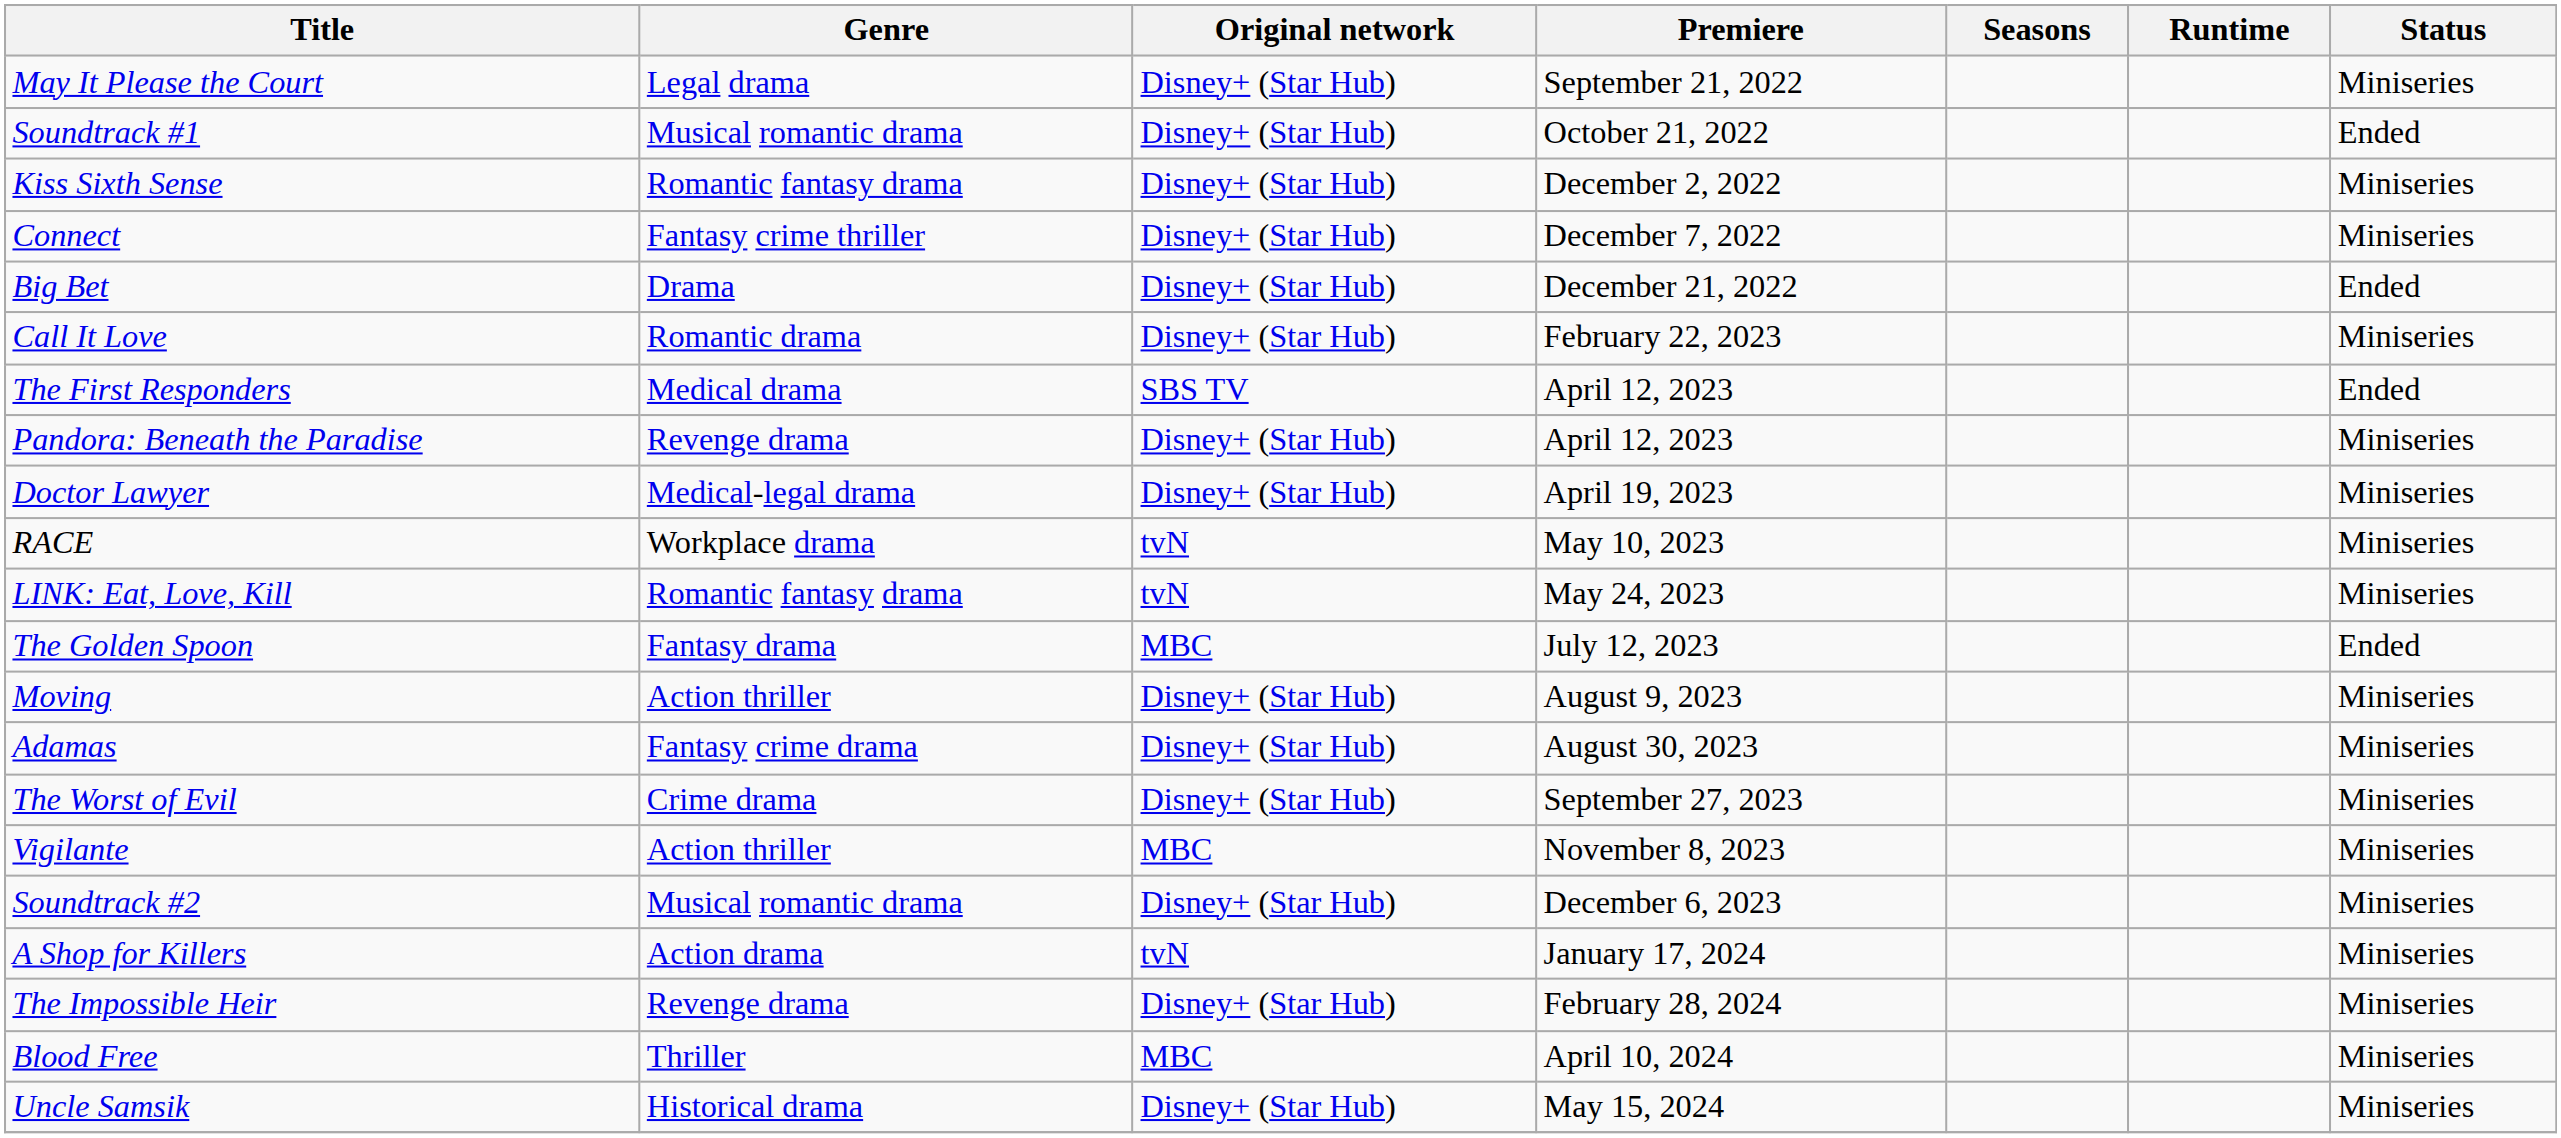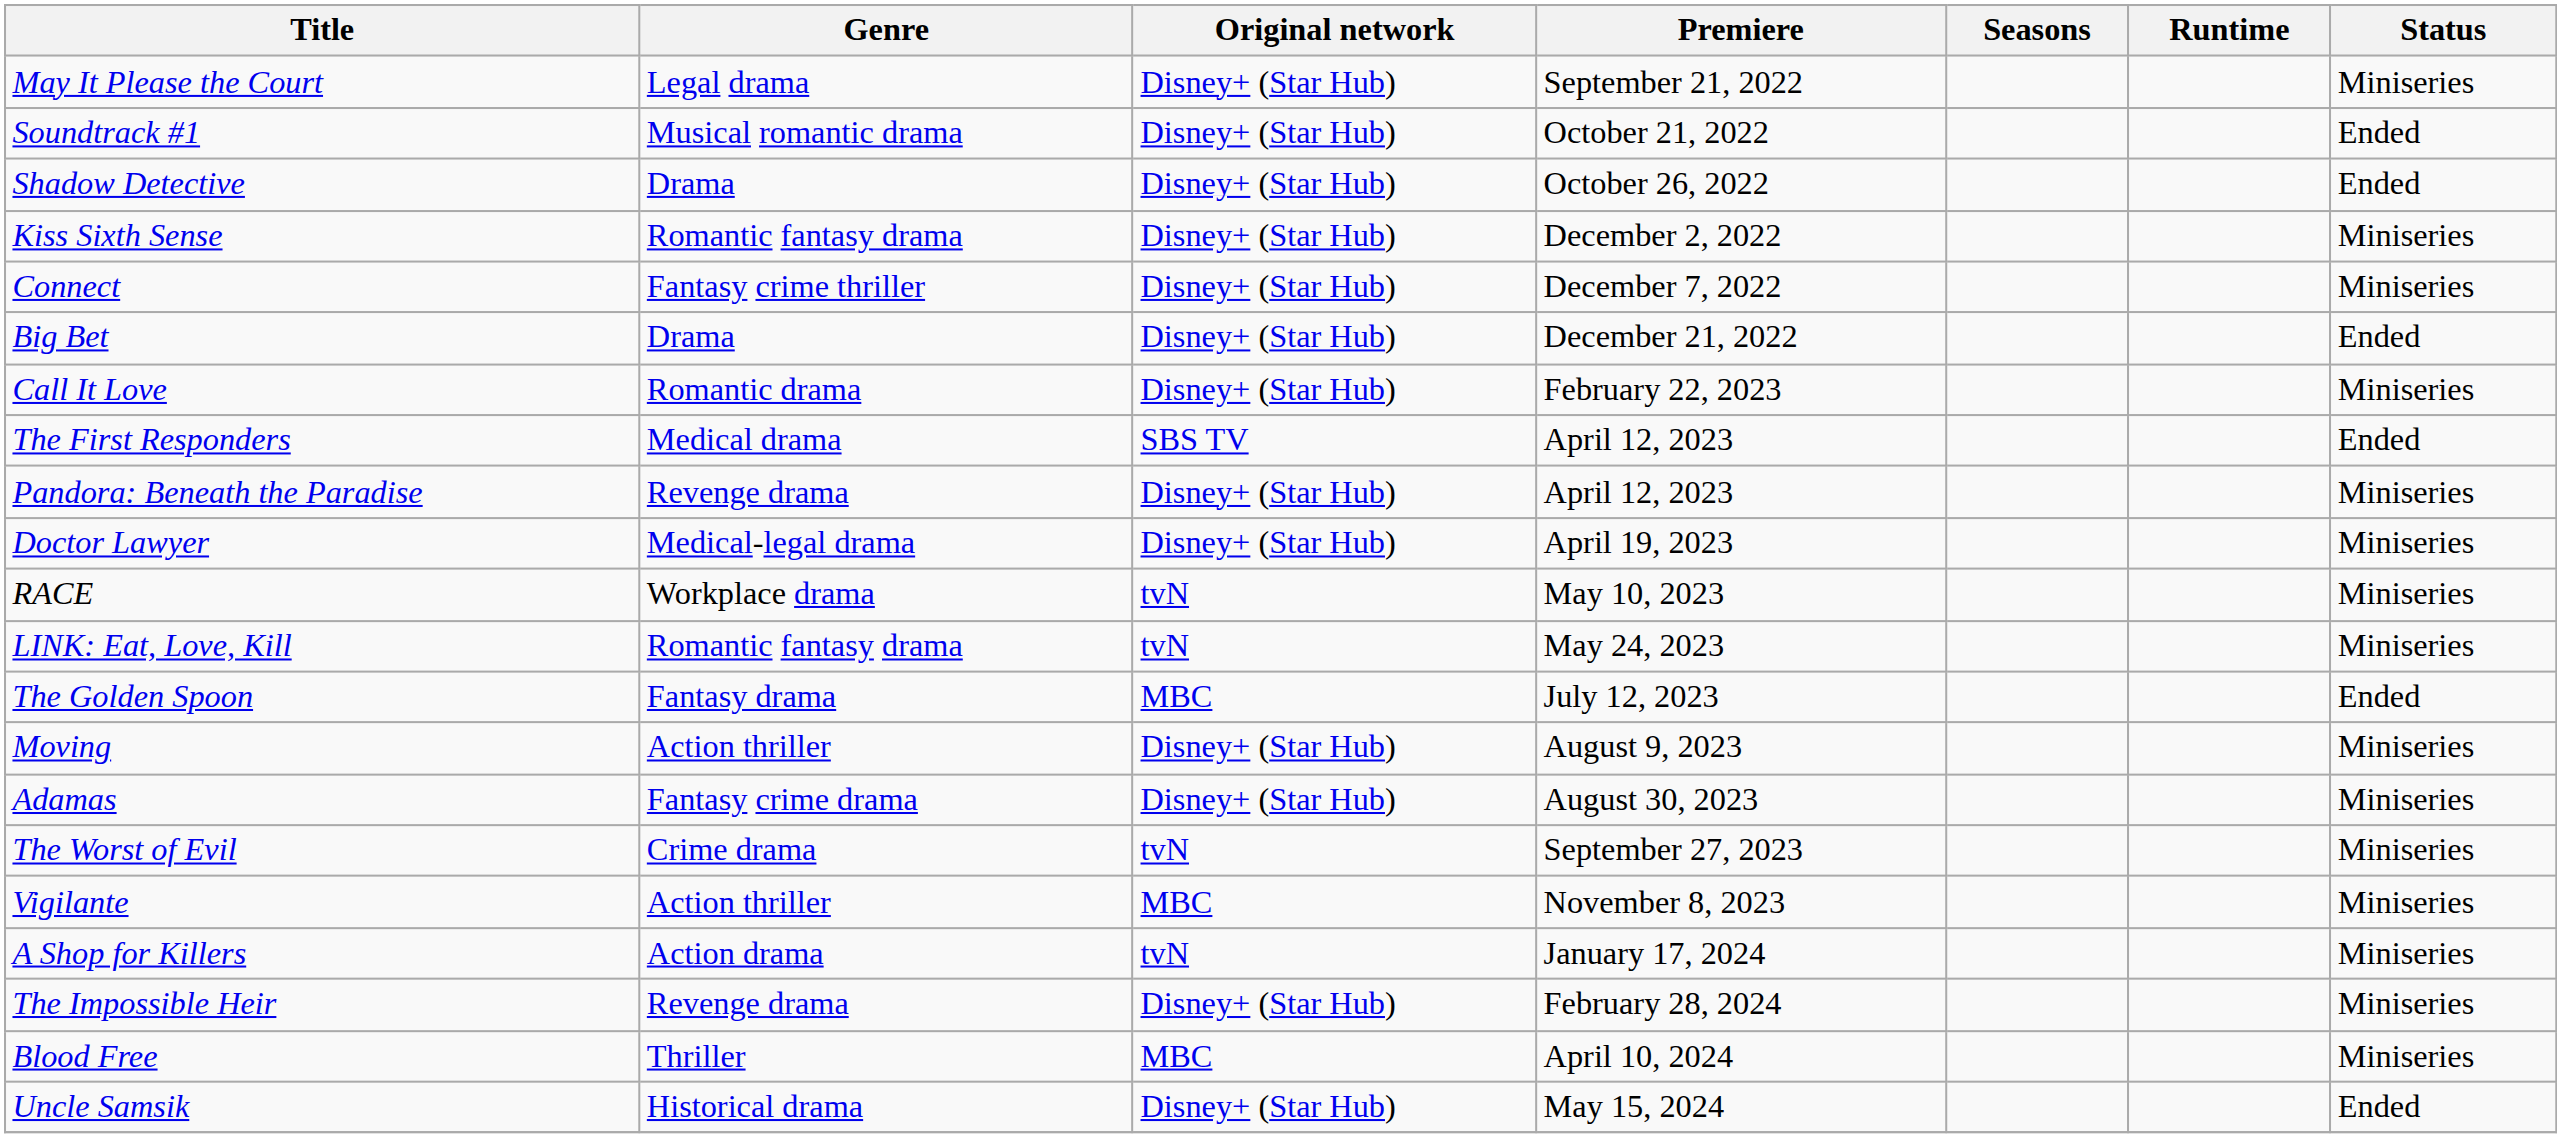+ row: (129, 183)
(1268, 798) Disney+ (Star Hub) -> (1165, 850) tvN
- row: (106, 901)
(2406, 1106) Miniseries -> (2379, 1106) Ended
